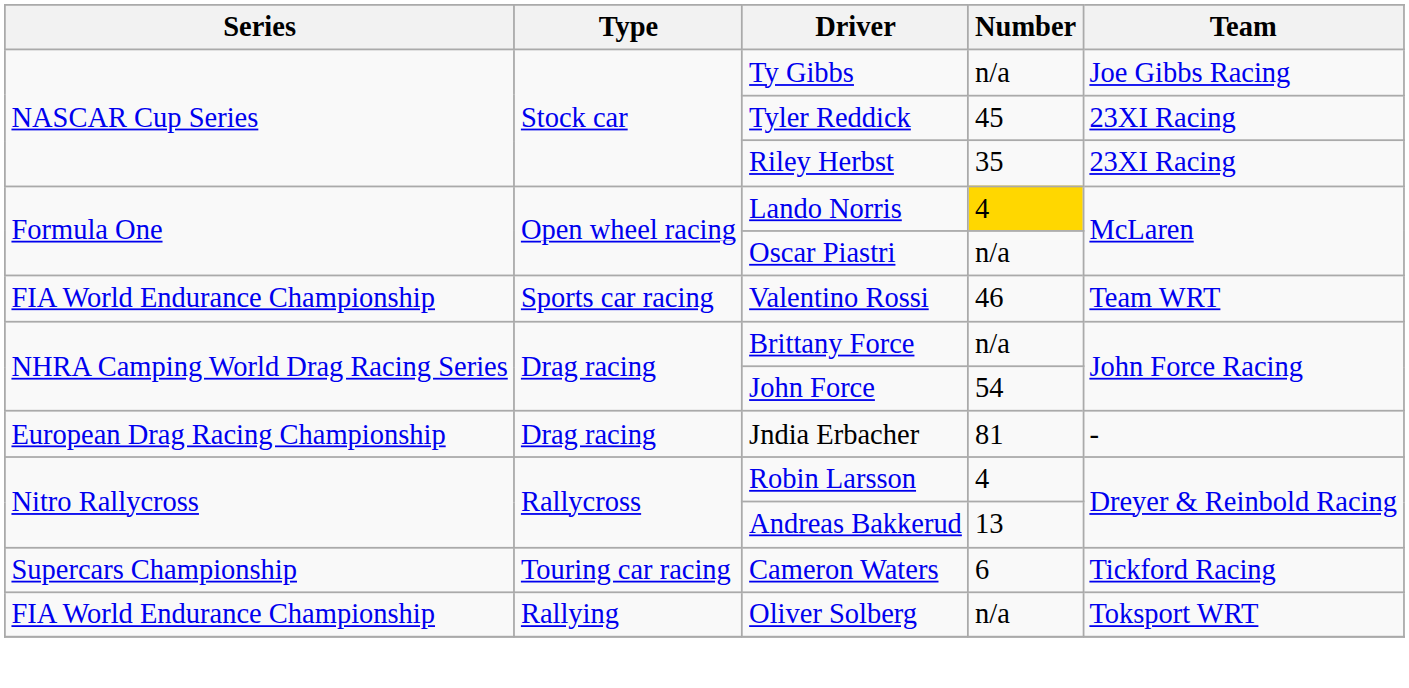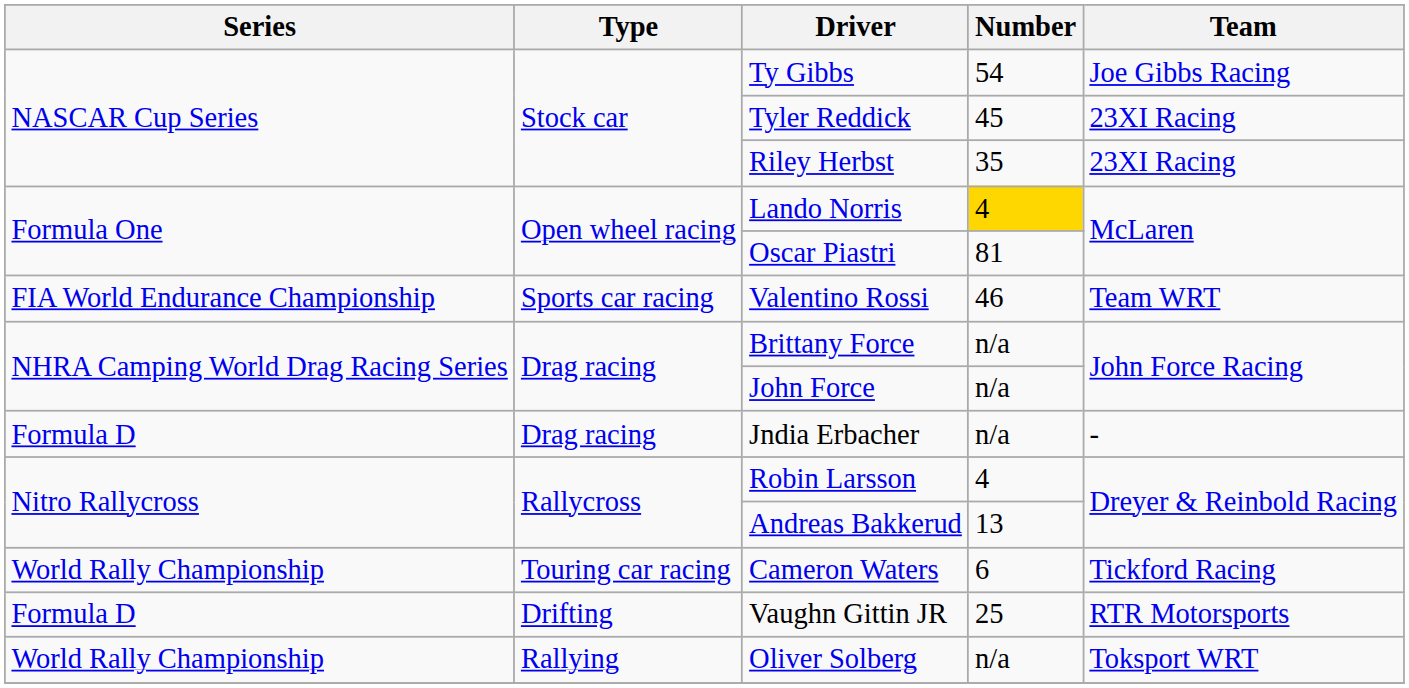(992, 72) n/a -> (989, 72) 54
(992, 252) n/a -> (989, 252) 81
(989, 388) 54 -> (992, 388) n/a
(229, 433) European Drag Racing Championship -> (74, 433) Formula D
(989, 433) 81 -> (992, 433) n/a
(154, 569) Supercars Championship -> (168, 569) World Rally Championship
+ row: (848, 614)
(223, 614) FIA World Endurance Championship -> (168, 659) World Rally Championship
